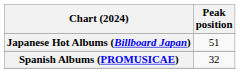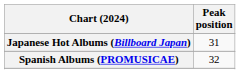(214, 42) 51 -> (214, 42) 31
